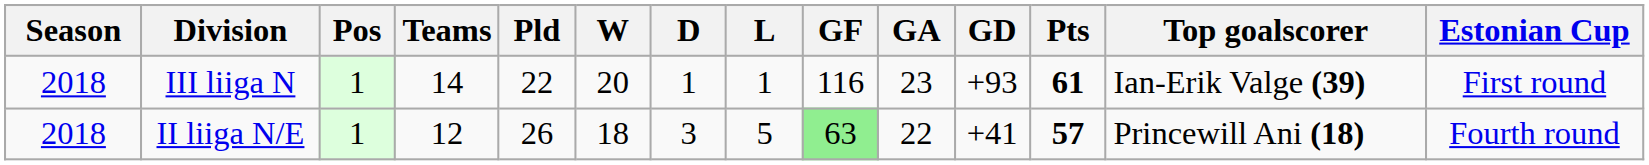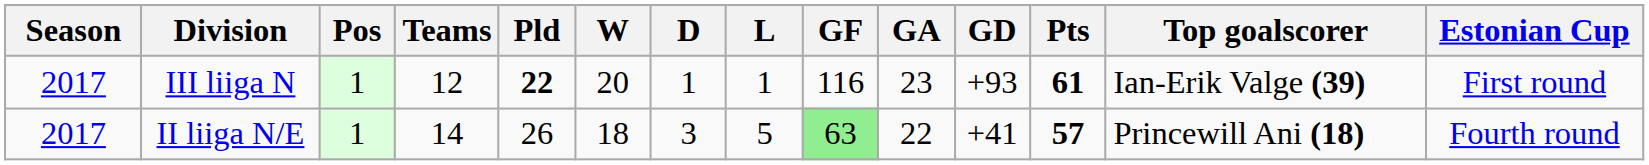(73, 81) 2018 -> (73, 81) 2017
(447, 81) 14 -> (447, 81) 12
(537, 81) normal -> (537, 81) bold
(73, 133) 2018 -> (73, 133) 2017
(447, 133) 12 -> (447, 133) 14
